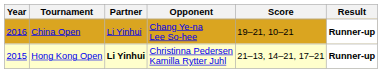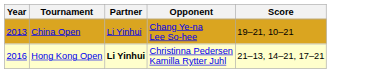- column: (352, 12)
(17, 32) 2016 -> (17, 32) 2013
(17, 56) 2015 -> (17, 56) 2016
